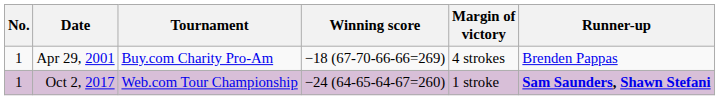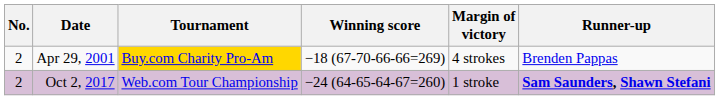(19, 58) 1 -> (19, 58) 2
(197, 58) no background -> (197, 58) gold background
(19, 82) 1 -> (19, 82) 2
